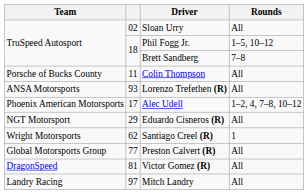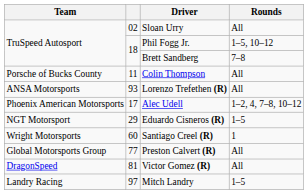(237, 120) All -> (238, 120) 1–5
(133, 136) 62 -> (133, 136) 60
(237, 182) All -> (238, 182) 1–5
